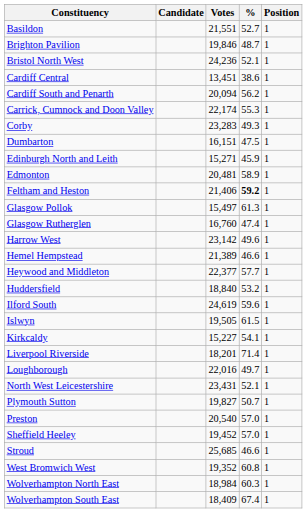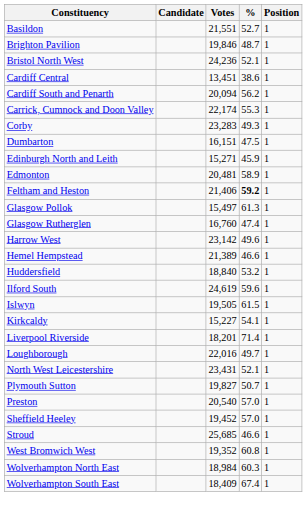- row: (58, 272)
